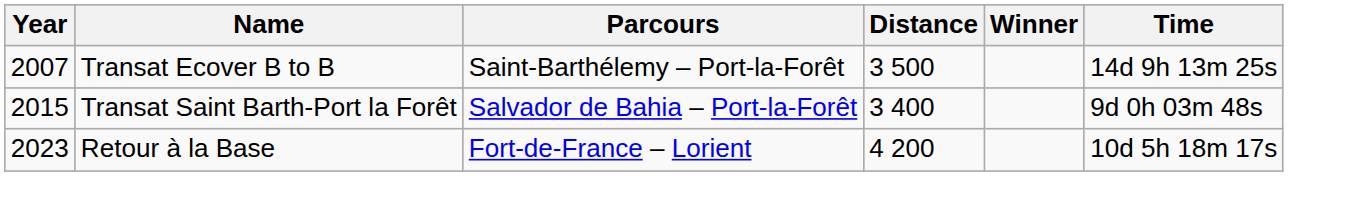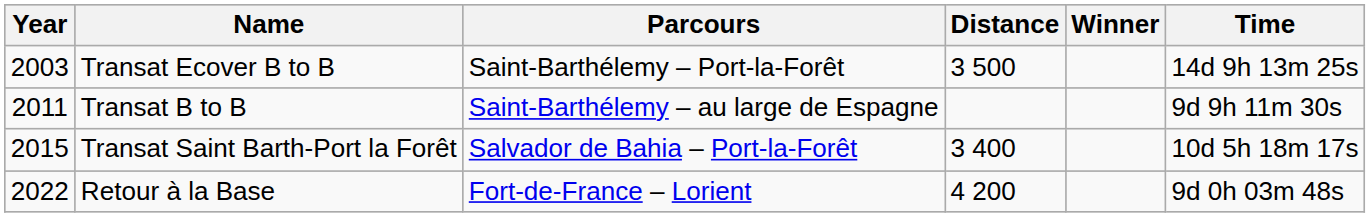(40, 66) 2007 -> (40, 66) 2003
+ row: (164, 107)
(1177, 107) 9d 0h 03m 48s -> (1265, 149) 10d 5h 18m 17s
(40, 149) 2023 -> (40, 190) 2022
(1184, 149) 10d 5h 18m 17s -> (1258, 190) 9d 0h 03m 48s
